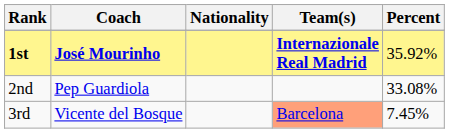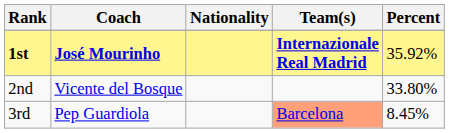(102, 88) Pep Guardiola -> (118, 88) Vicente del Bosque
(412, 88) 33.08% -> (412, 88) 33.80%
(118, 114) Vicente del Bosque -> (102, 114) Pep Guardiola
(408, 114) 7.45% -> (408, 114) 8.45%
